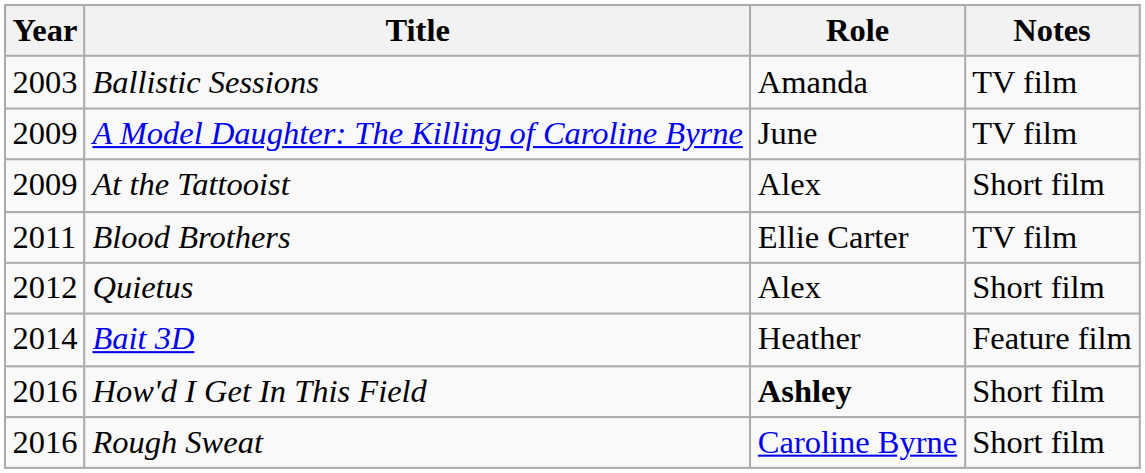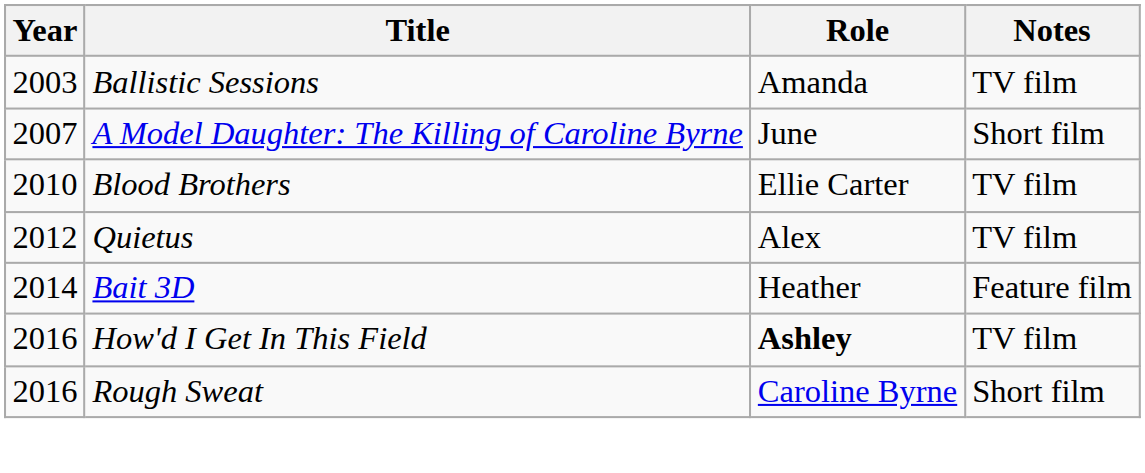(45, 133) 2009 -> (45, 133) 2007
(1025, 133) TV film -> (1039, 133) Short film
- row: (191, 184)
(44, 236) 2011 -> (45, 184) 2010
(1039, 287) Short film -> (1025, 236) TV film
(1039, 390) Short film -> (1025, 339) TV film
